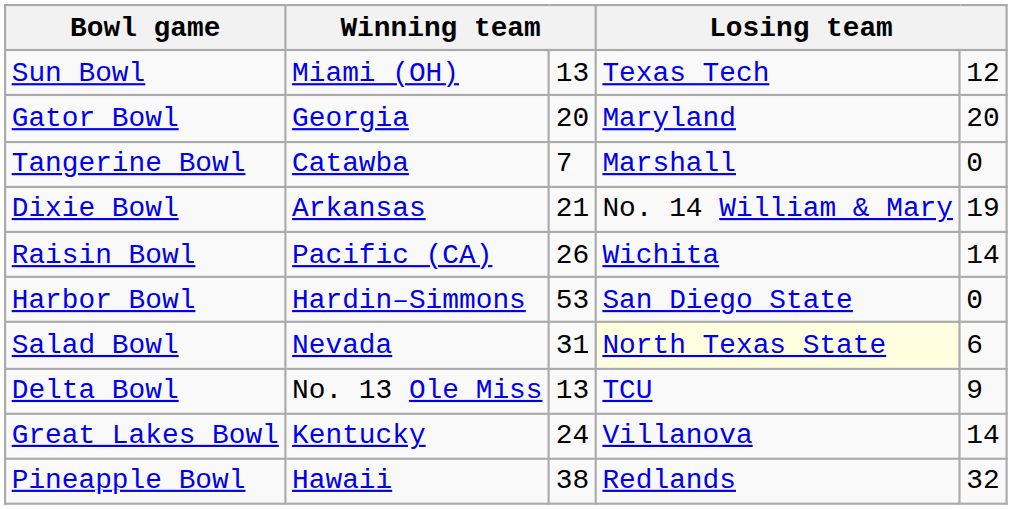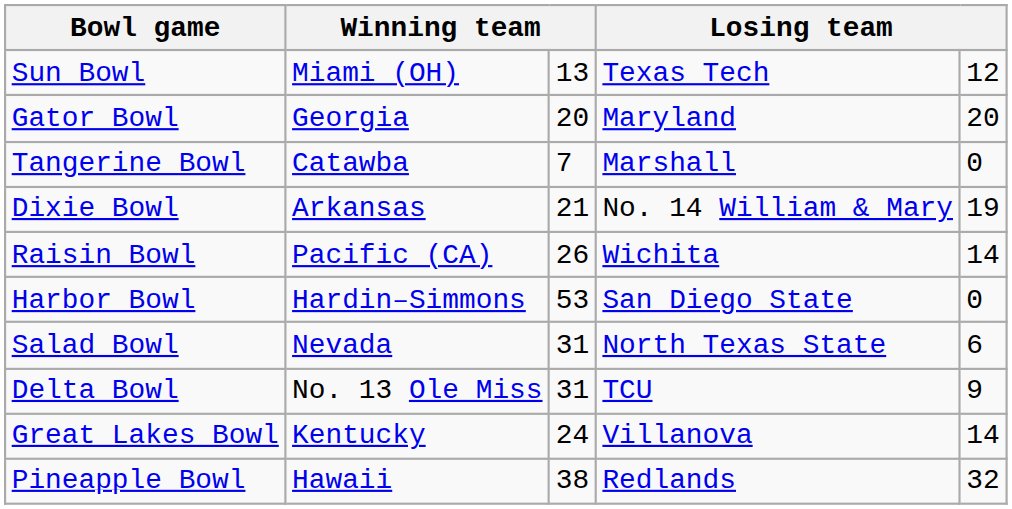(744, 345) lightyellow background -> (744, 345) no background
(572, 390) 13 -> (572, 390) 31
